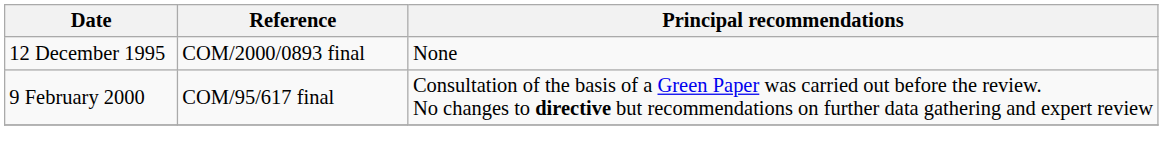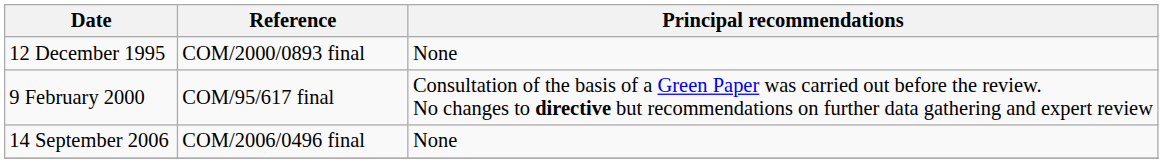+ row: (89, 141)
